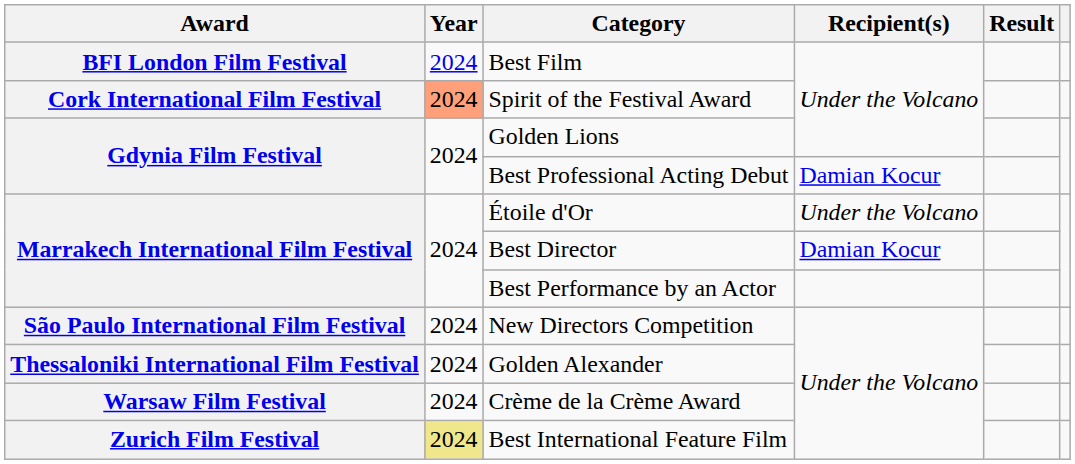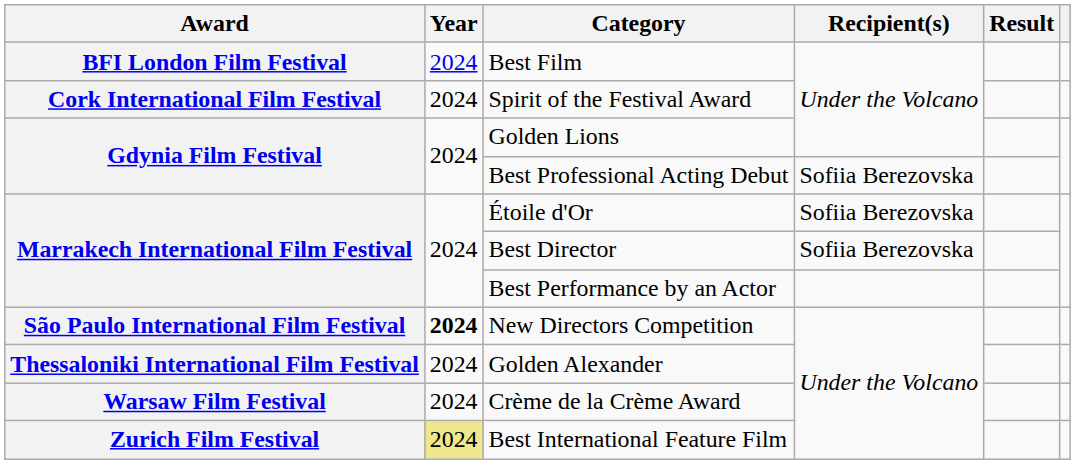(454, 99) lightsalmon background -> (454, 99) no background
(870, 174) Damian Kocur -> (887, 174) Sofiia Berezovska
(889, 212) Under the Volcano -> (887, 212) Sofiia Berezovska
(870, 250) Damian Kocur -> (887, 250) Sofiia Berezovska
(454, 325) normal -> (454, 325) bold
